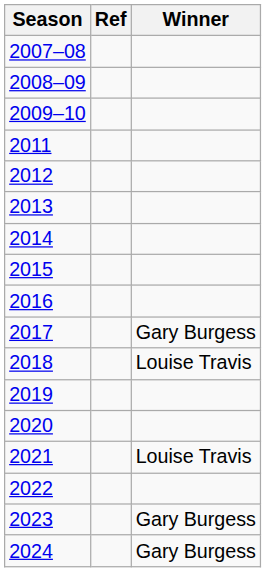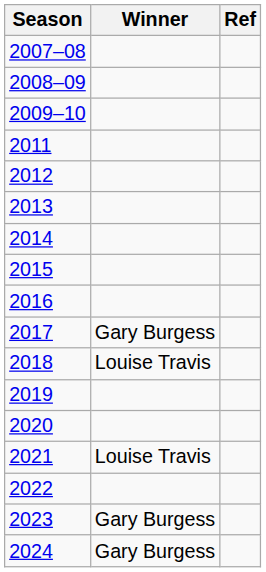columns swapped: (196, 20) <-> (111, 20)
